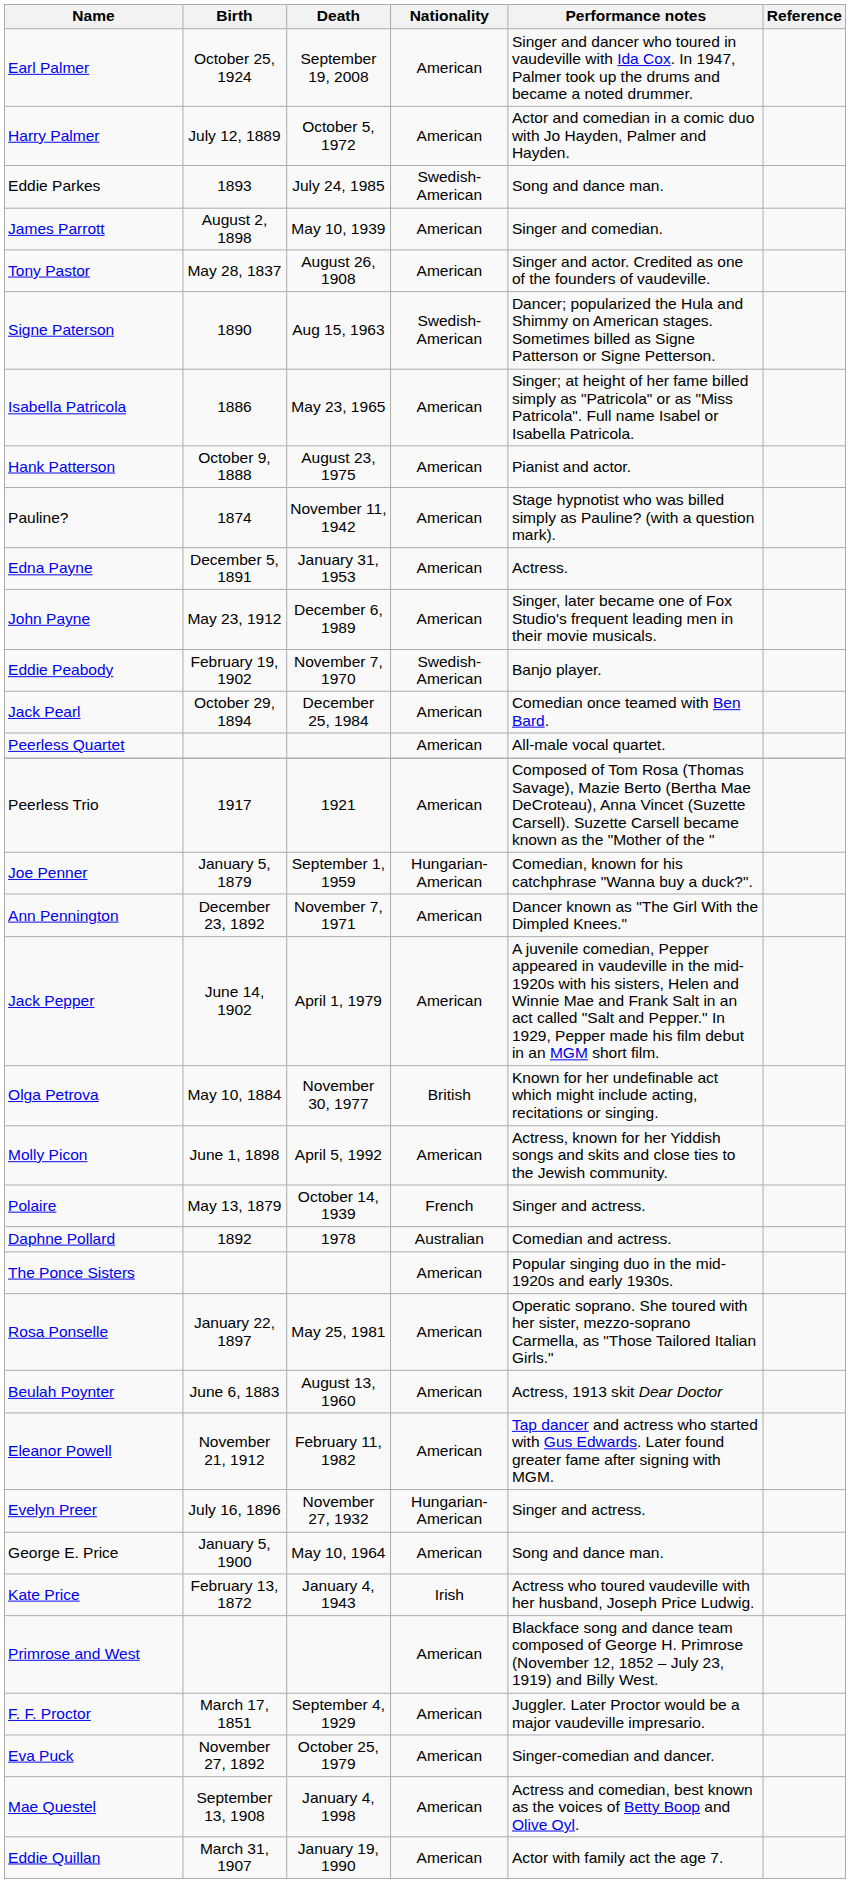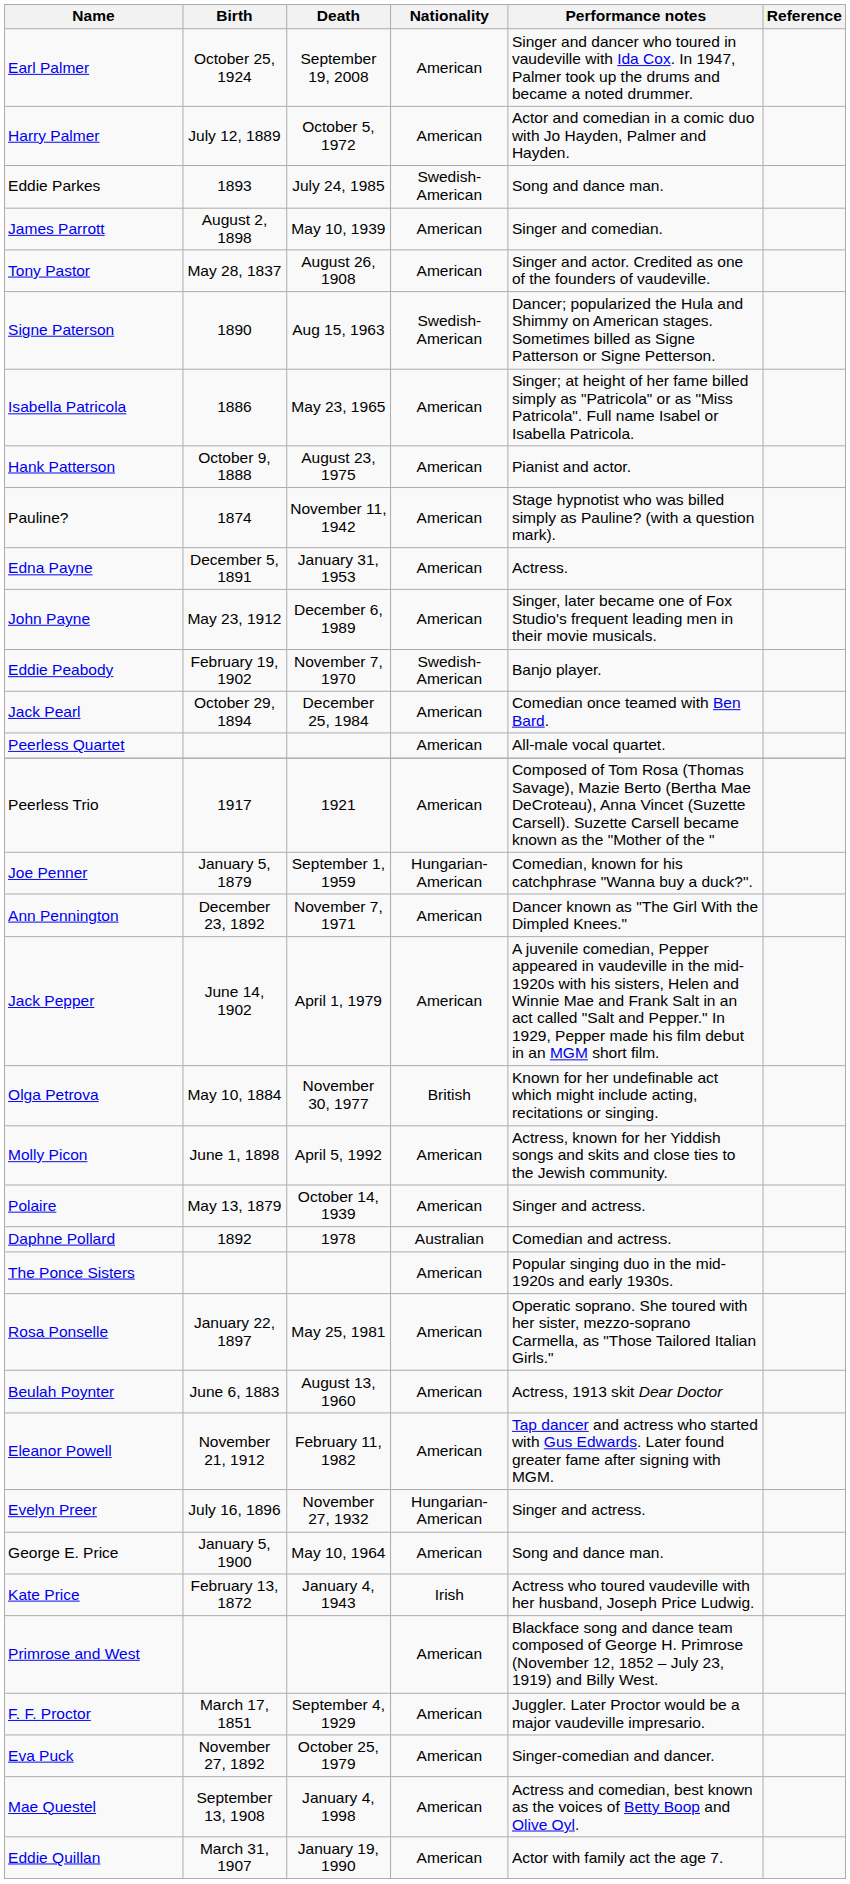(449, 1205) French -> (449, 1205) American
